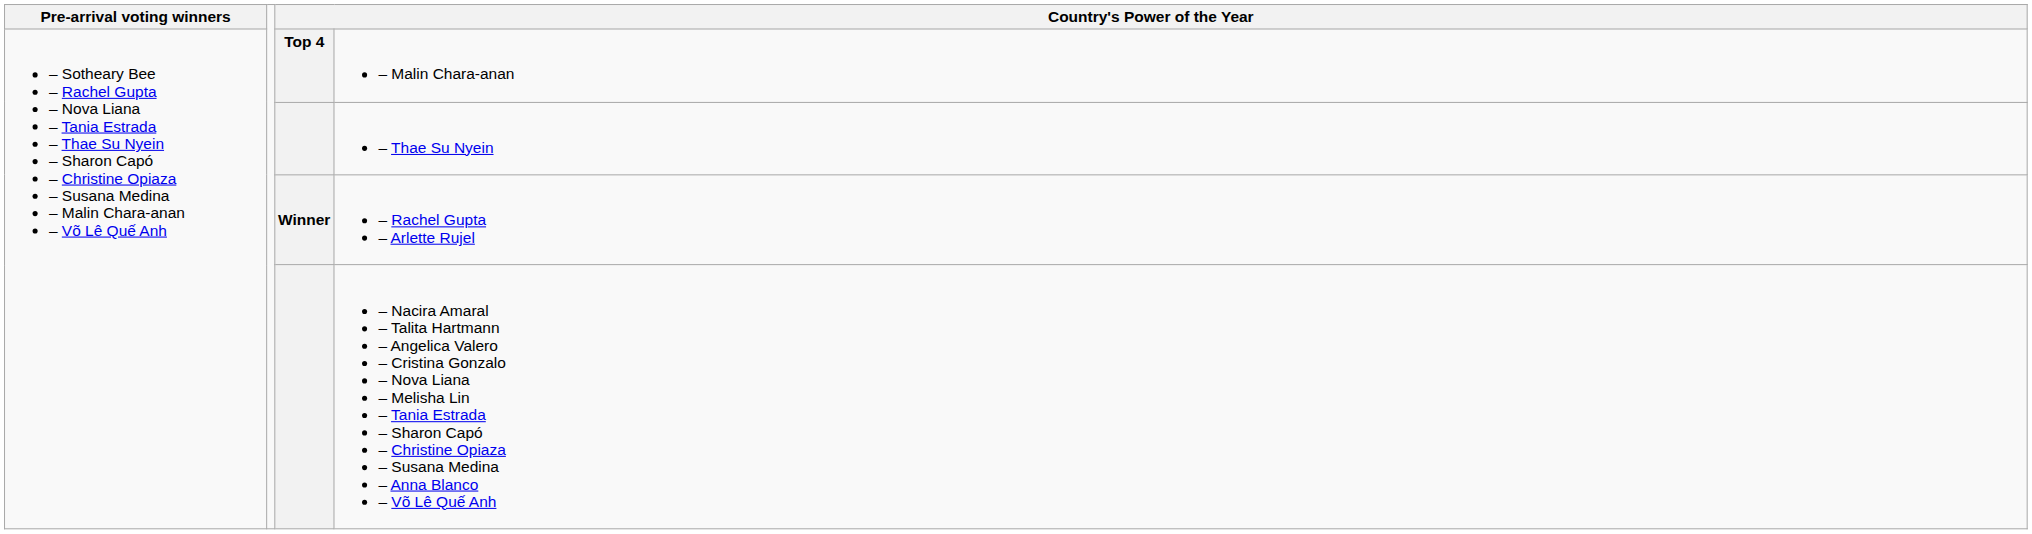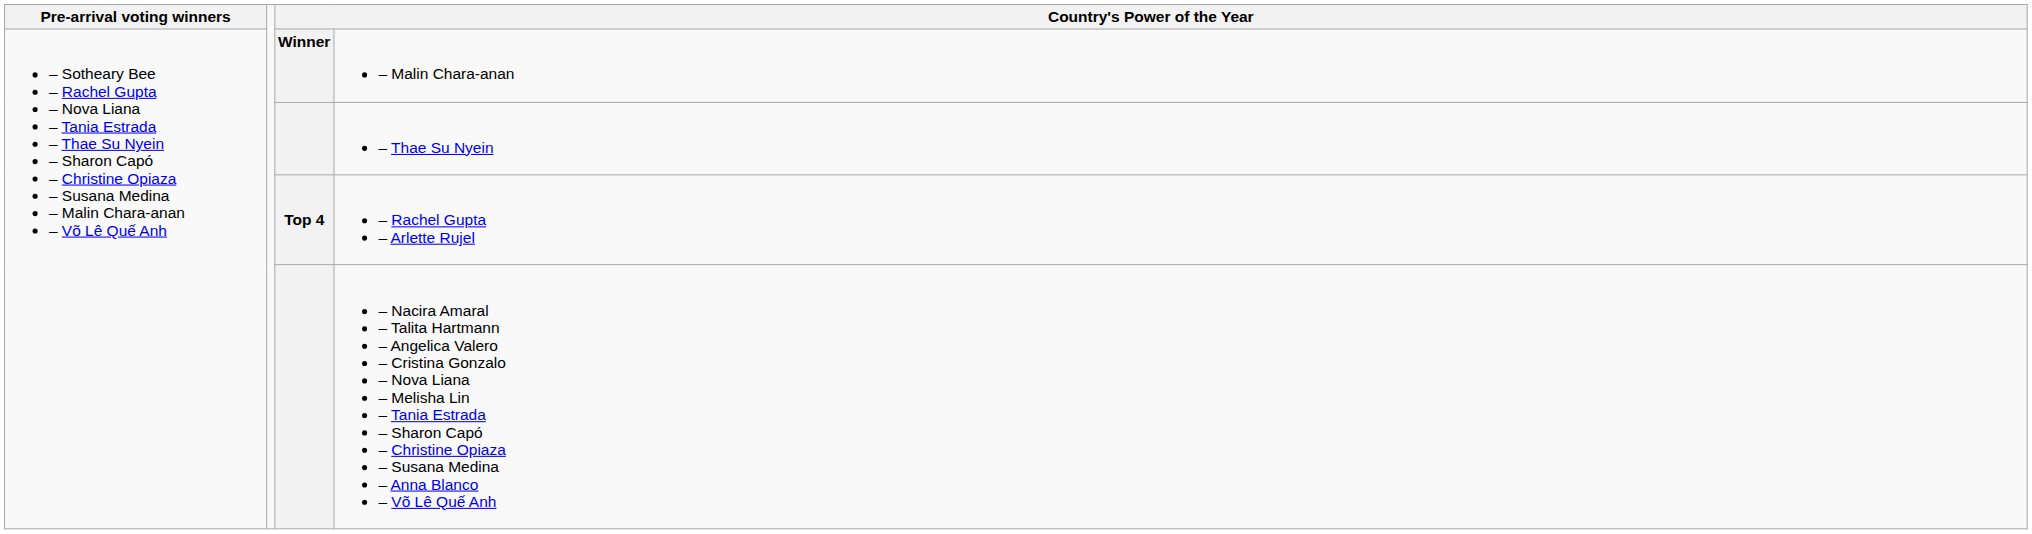(304, 42) Top 4 -> (304, 42) Winner
(304, 220) Winner -> (304, 220) Top 4
